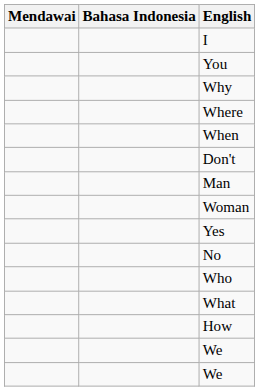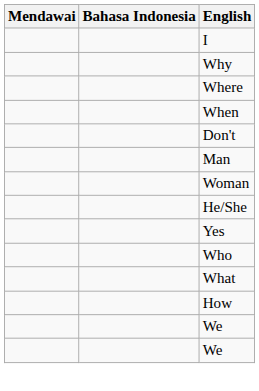- row: (42, 64)
+ row: (42, 207)
- row: (42, 255)
